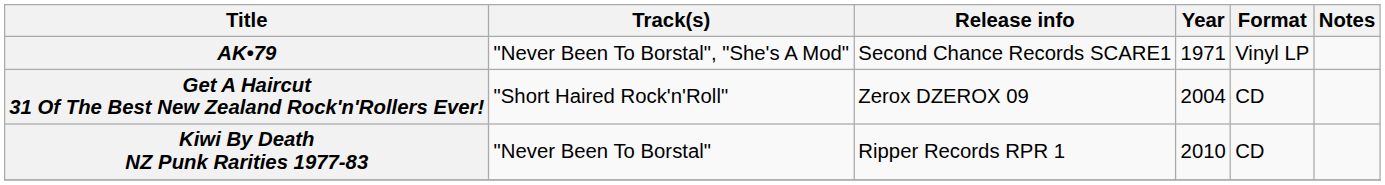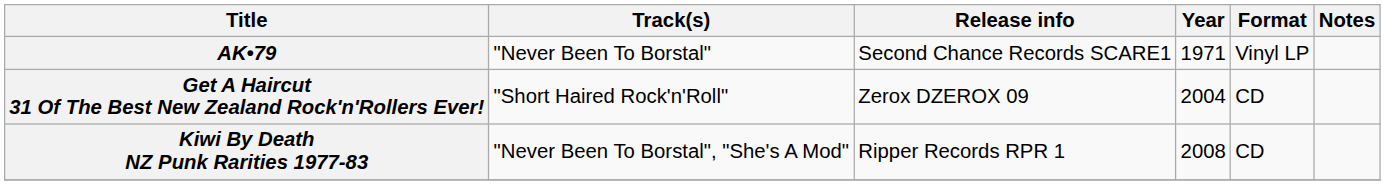(671, 52) "Never Been To Borstal", "She's A Mod" -> (602, 52) "Never Been To Borstal"
(602, 151) "Never Been To Borstal" -> (671, 151) "Never Been To Borstal", "She's A Mod"
(1203, 151) 2010 -> (1203, 151) 2008
